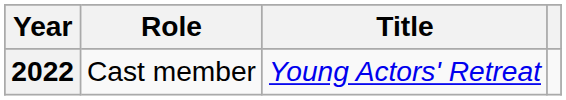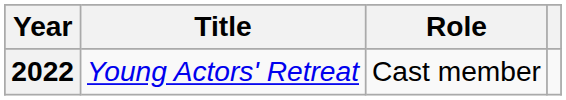columns swapped: (405, 26) <-> (171, 26)
